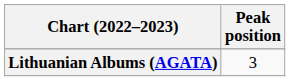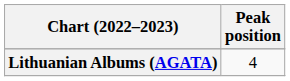(253, 62) 3 -> (253, 62) 4
